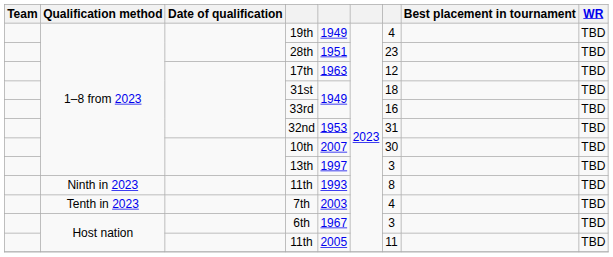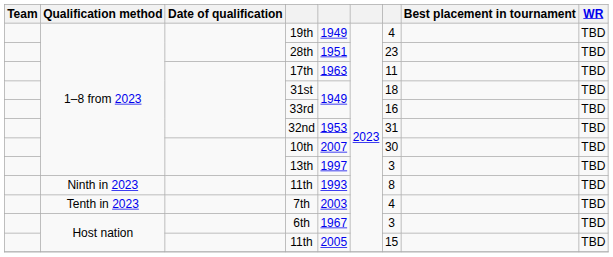(392, 71) 12 -> (392, 71) 11
(392, 242) 11 -> (392, 242) 15
